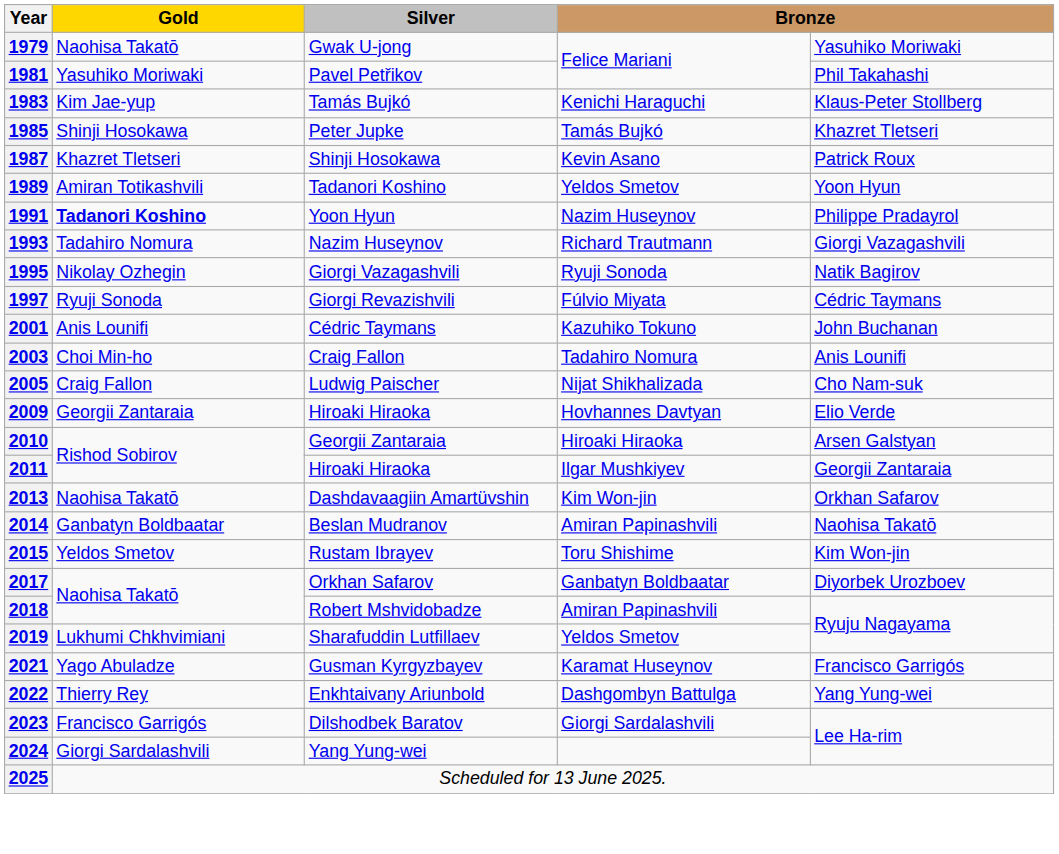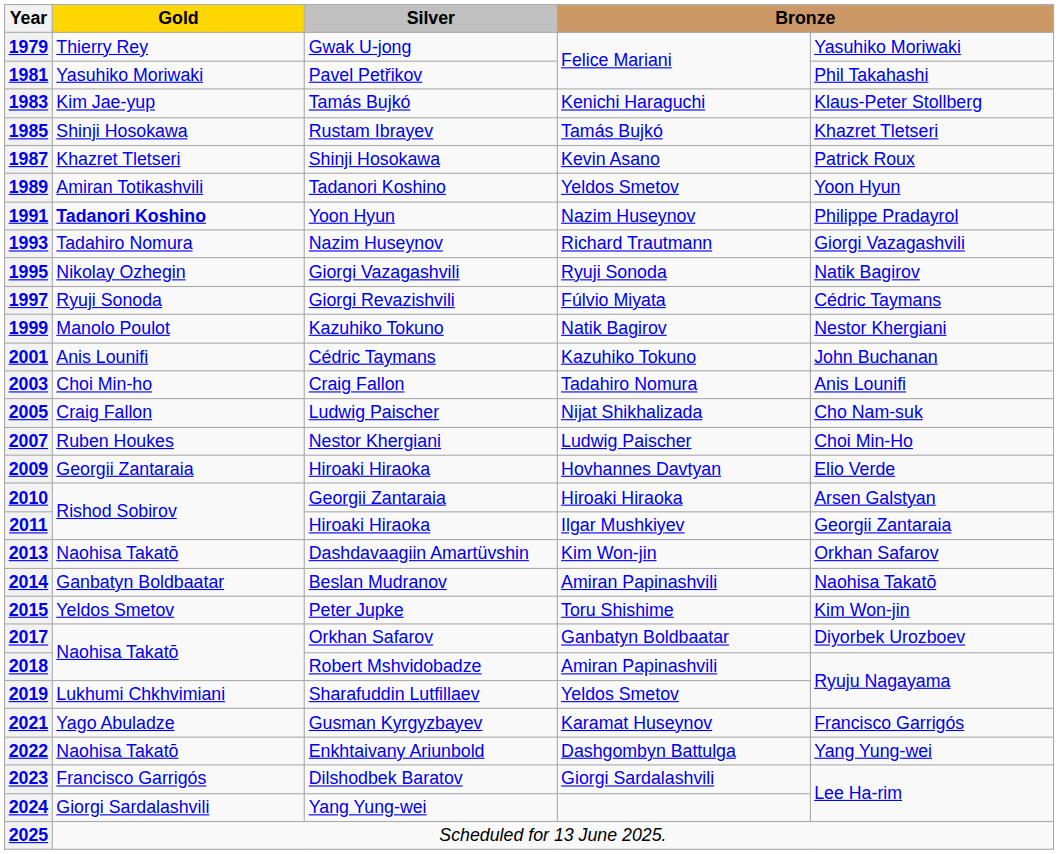(117, 46) Naohisa Takatō -> (102, 46) Thierry Rey
(356, 131) Peter Jupke -> (371, 131) Rustam Ibrayev
+ row: (28, 328)
+ row: (28, 441)
(371, 553) Rustam Ibrayev -> (356, 610) Peter Jupke
(102, 694) Thierry Rey -> (117, 750) Naohisa Takatō
